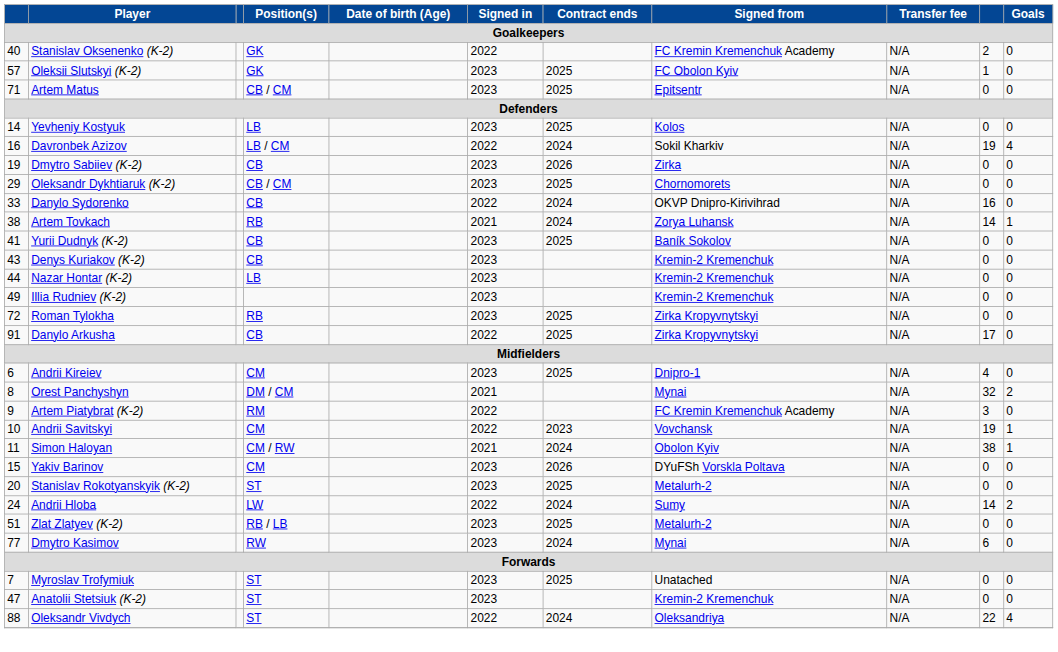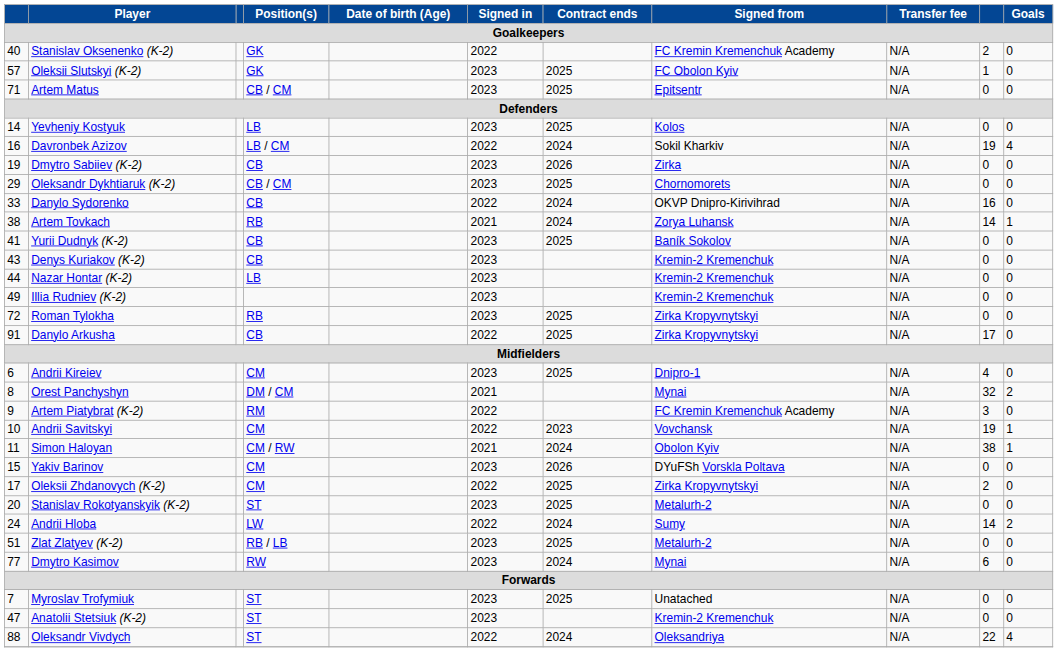+ row: (98, 486)
